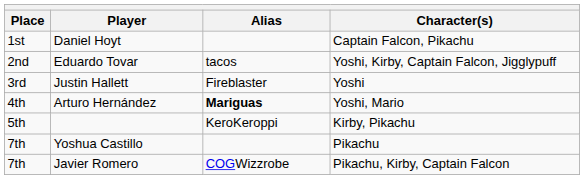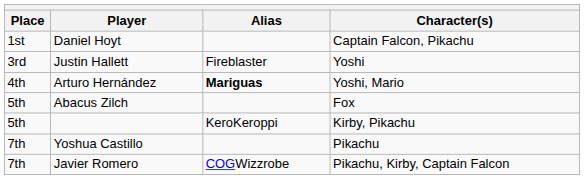- row: (96, 61)
+ row: (91, 102)
